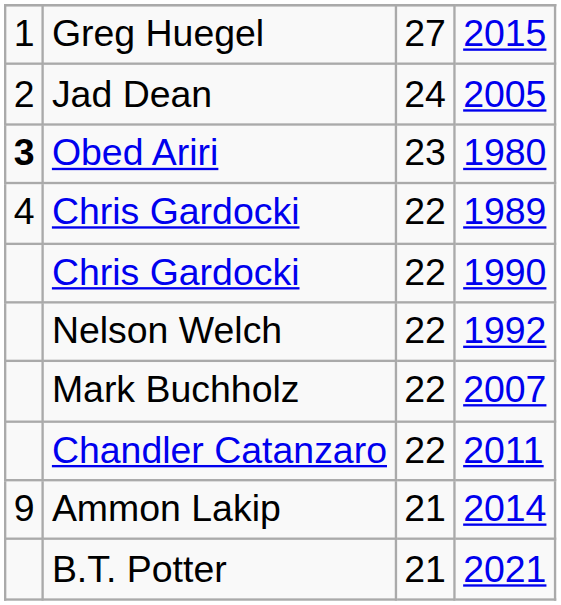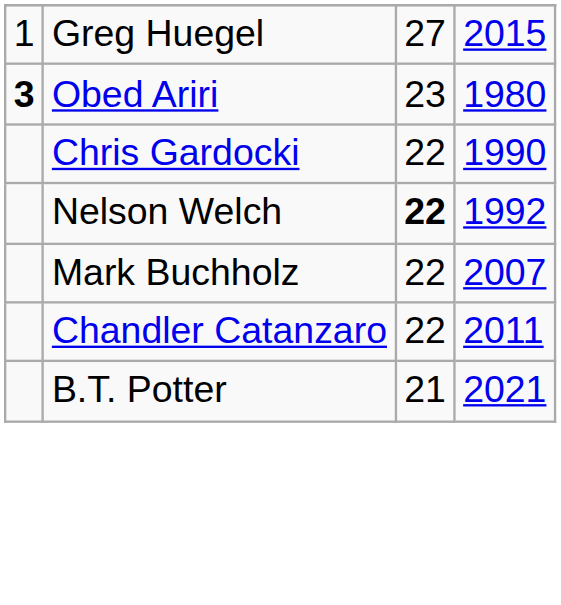- row: (132, 93)
- row: (176, 212)
(425, 331) normal -> (425, 212) bold
- row: (166, 509)
